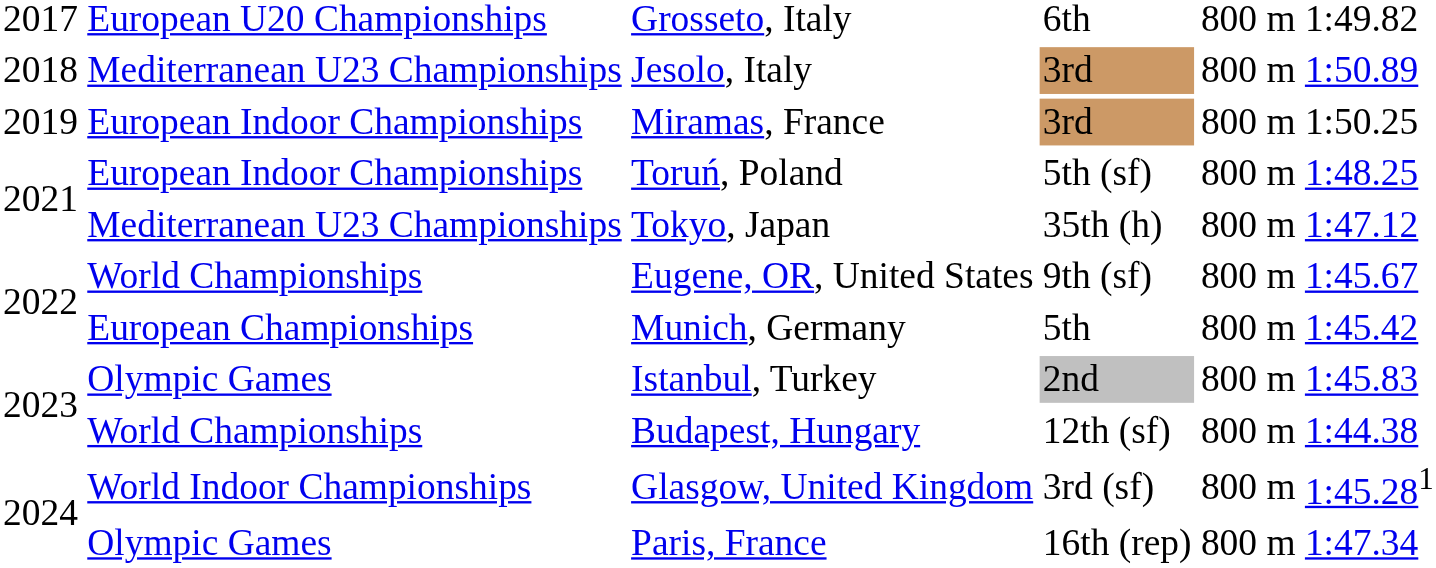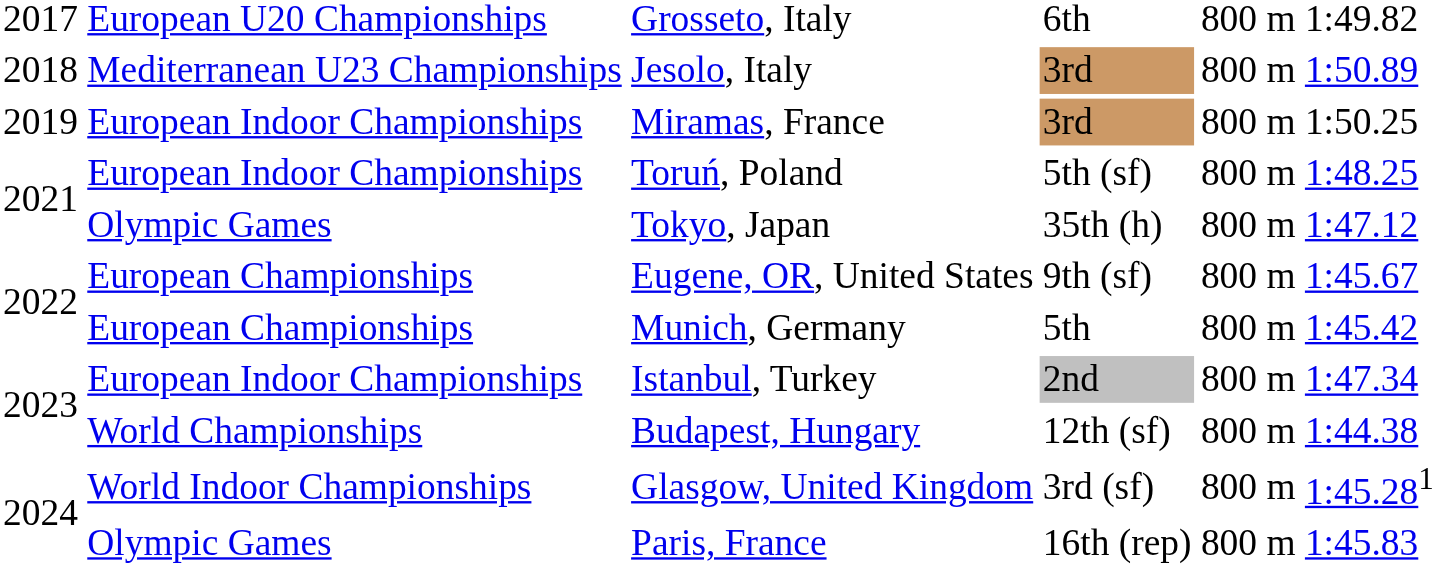(354, 224) Mediterranean U23 Championships -> (209, 224) Olympic Games
(255, 275) World Championships -> (280, 275) European Championships
(209, 378) Olympic Games -> (335, 378) European Indoor Championships
(1362, 378) 1:45.83 -> (1362, 378) 1:47.34
(1362, 543) 1:47.34 -> (1362, 543) 1:45.83
